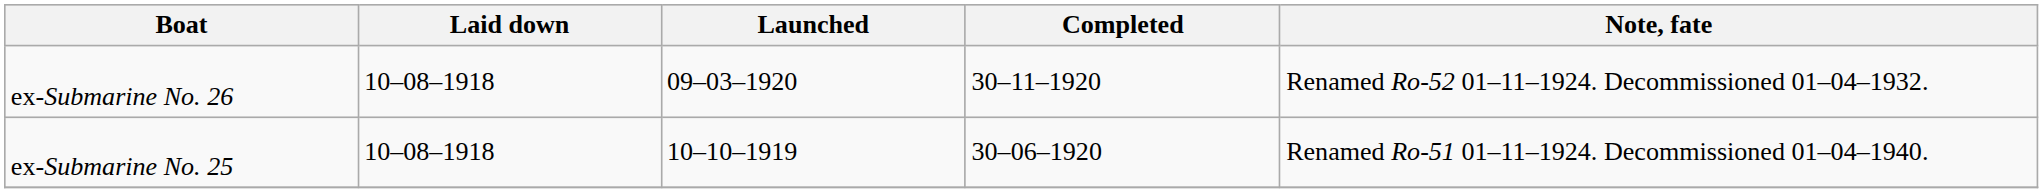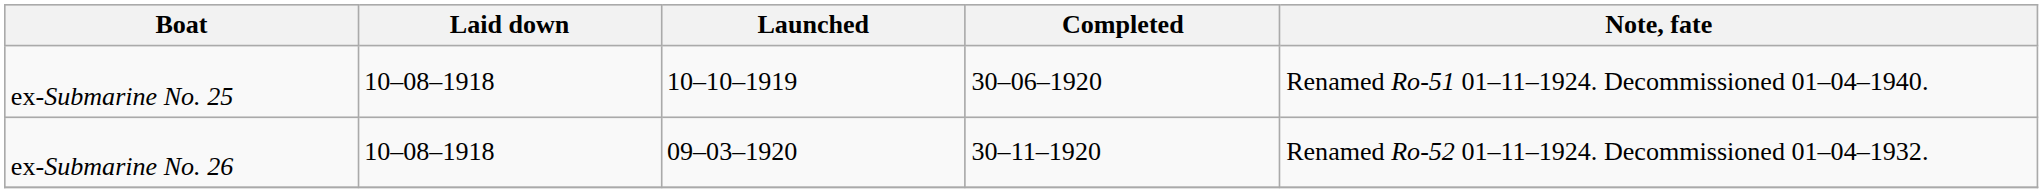rows swapped: (122, 166) <-> (122, 95)
